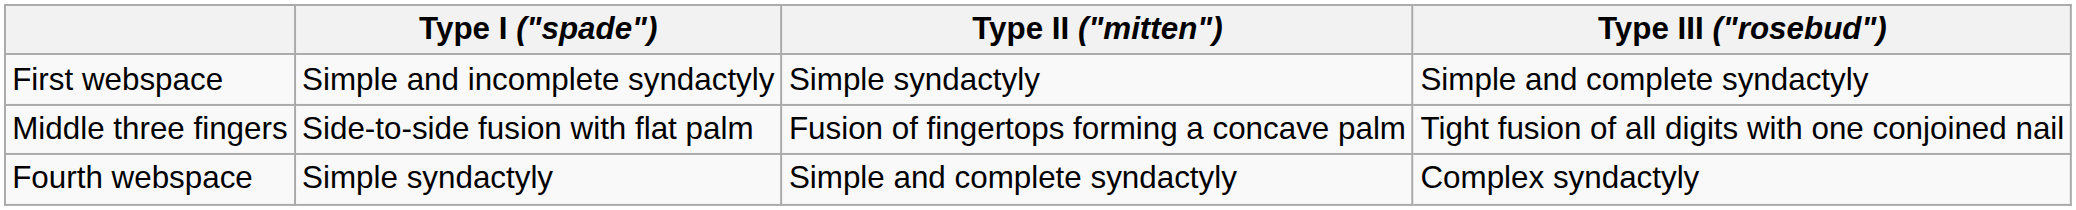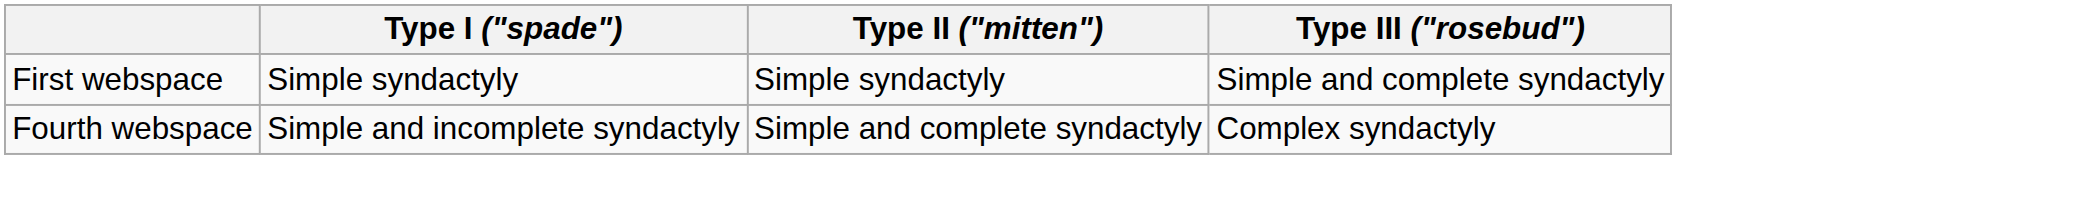(538, 79) Simple and incomplete syndactyly -> (393, 79) Simple syndactyly
- row: (150, 128)
(428, 178) Simple syndactyly -> (503, 128) Simple and incomplete syndactyly
